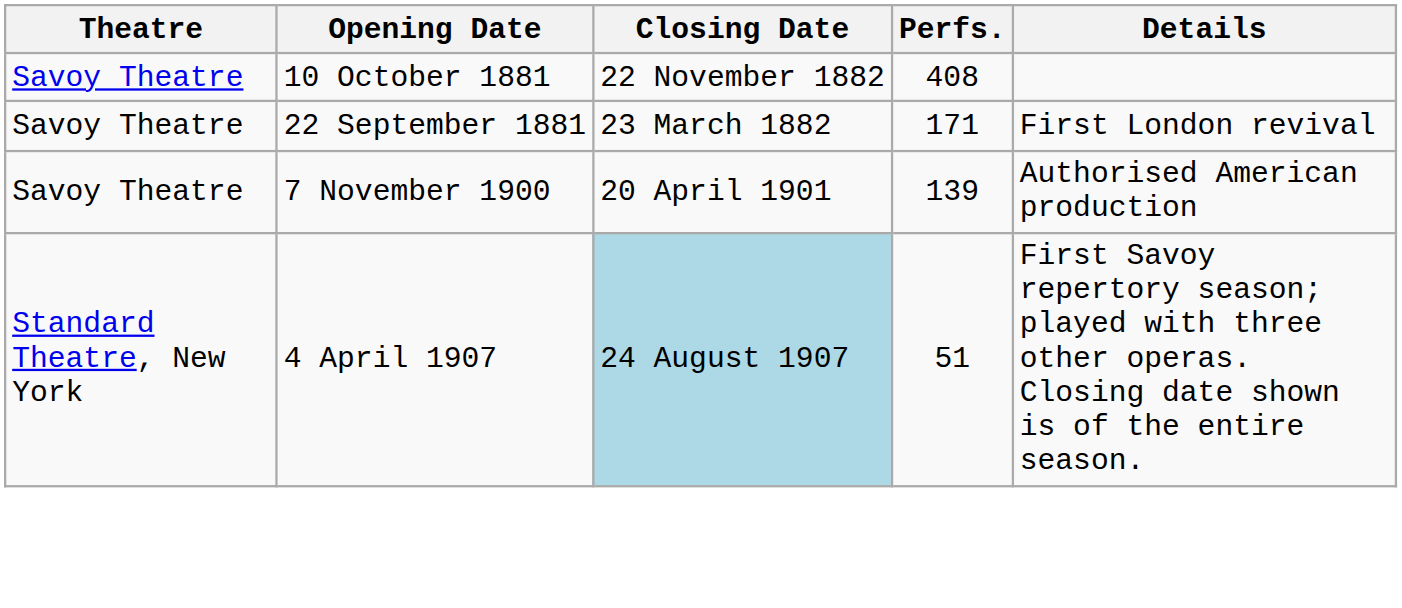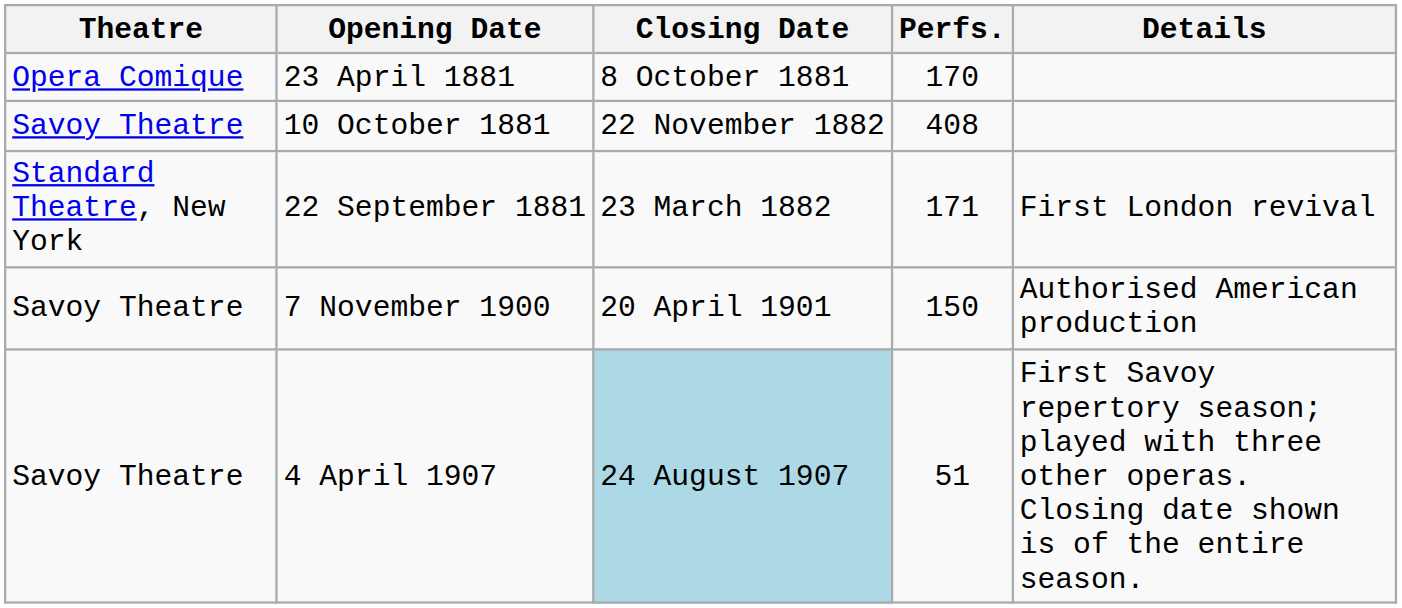+ row: (399, 78)
(128, 126) Savoy Theatre -> (119, 208) Standard Theatre, New York
(952, 191) 139 -> (952, 308) 150
(119, 359) Standard Theatre, New York -> (128, 476) Savoy Theatre
